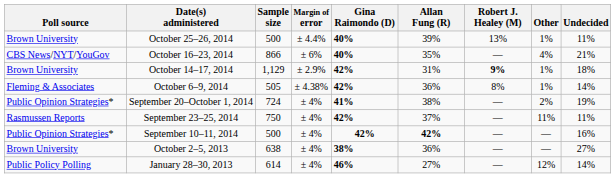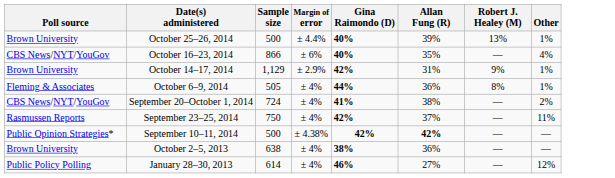- column: (586, 23)
(498, 70) bold -> (498, 70) normal
(311, 86) ± 4.38% -> (311, 86) ± 4%
(344, 86) 42% -> (344, 86) 44%
(60, 102) Public Opinion Strategies* -> (58, 102) CBS News/NYT/YouGov
(311, 133) ± 4% -> (311, 133) ± 4.38%
